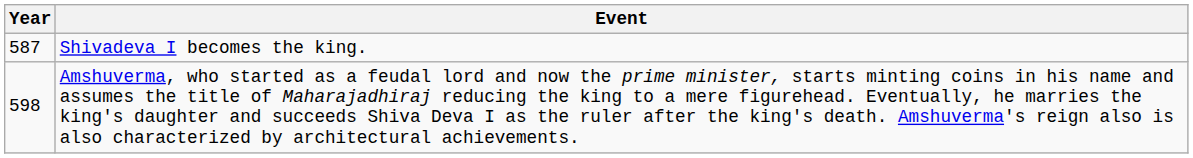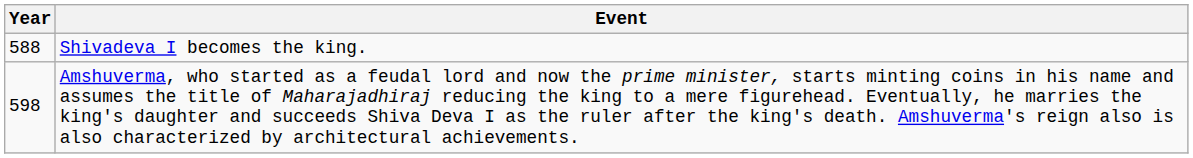(25, 48) 587 -> (25, 48) 588
